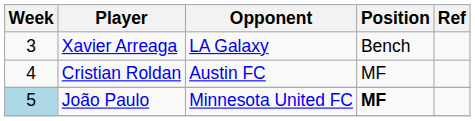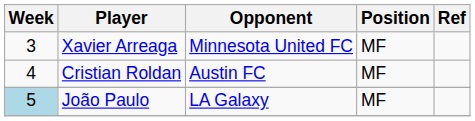(229, 45) LA Galaxy -> (271, 45) Minnesota United FC
(386, 45) Bench -> (374, 45) MF
(271, 101) Minnesota United FC -> (229, 101) LA Galaxy
(374, 101) bold -> (374, 101) normal
